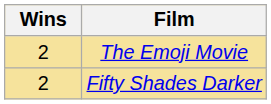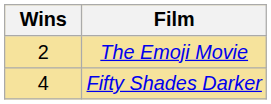(43, 83) 2 -> (43, 83) 4
